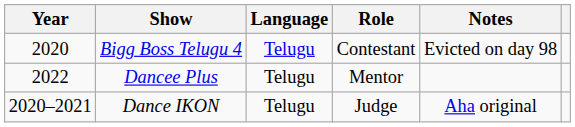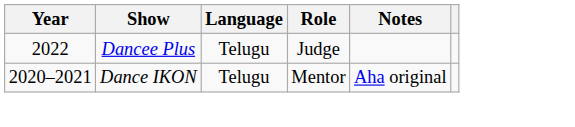- row: (171, 48)
(376, 77) Mentor -> (318, 48) Judge
(376, 106) Judge -> (318, 77) Mentor
